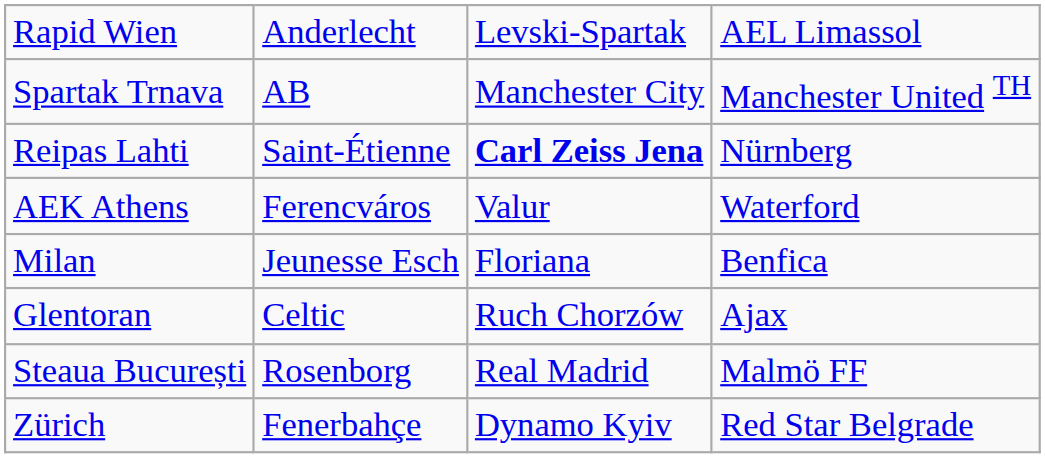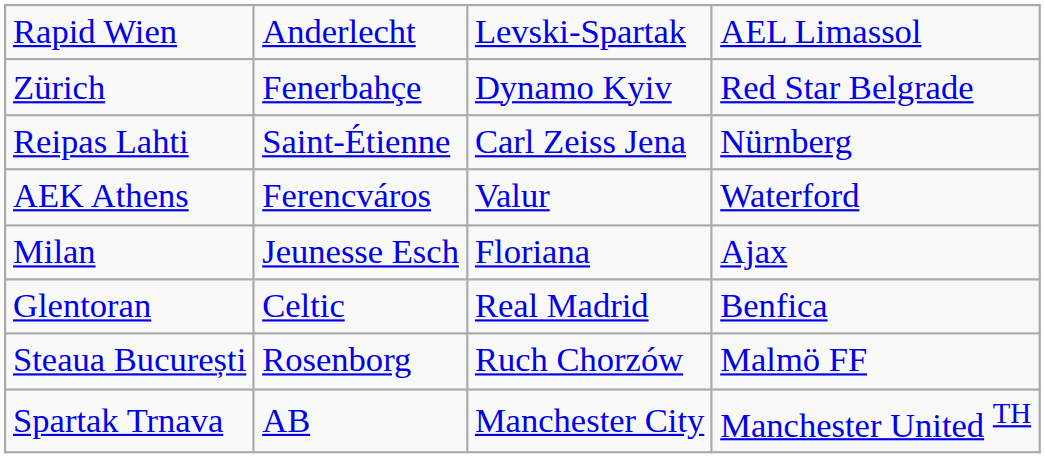rows swapped: (118, 91) <-> (59, 424)
(589, 150) bold -> (580, 141) normal
(774, 260) Benfica -> (754, 251) Ajax
(579, 315) Ruch Chorzów -> (562, 305) Real Madrid
(754, 315) Ajax -> (774, 305) Benfica
(562, 370) Real Madrid -> (579, 360) Ruch Chorzów
